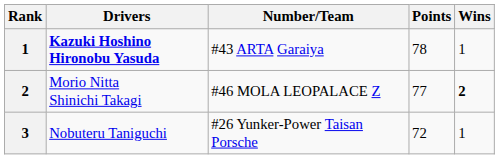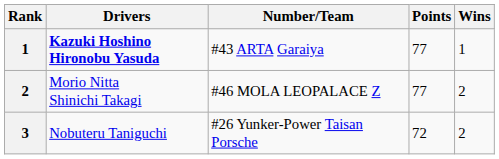(419, 49) 78 -> (419, 49) 77
(462, 91) bold -> (462, 91) normal
(462, 133) 1 -> (462, 133) 2
